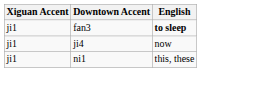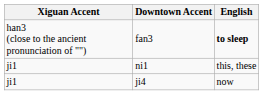(12, 28) ji1 -> (46, 39) han3 (close to the ancient pronunciation of "")
rows swapped: (78, 43) <-> (80, 59)
